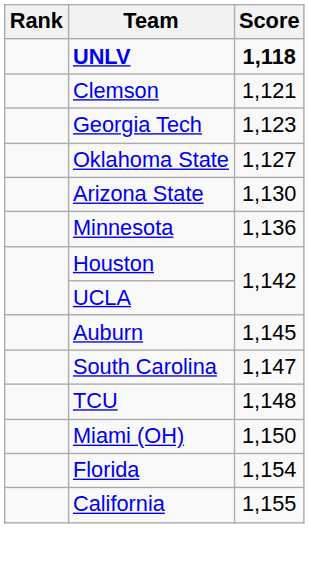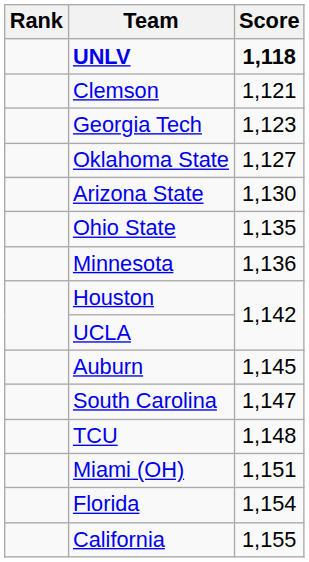+ row: (124, 228)
(269, 435) 1,150 -> (269, 470) 1,151
